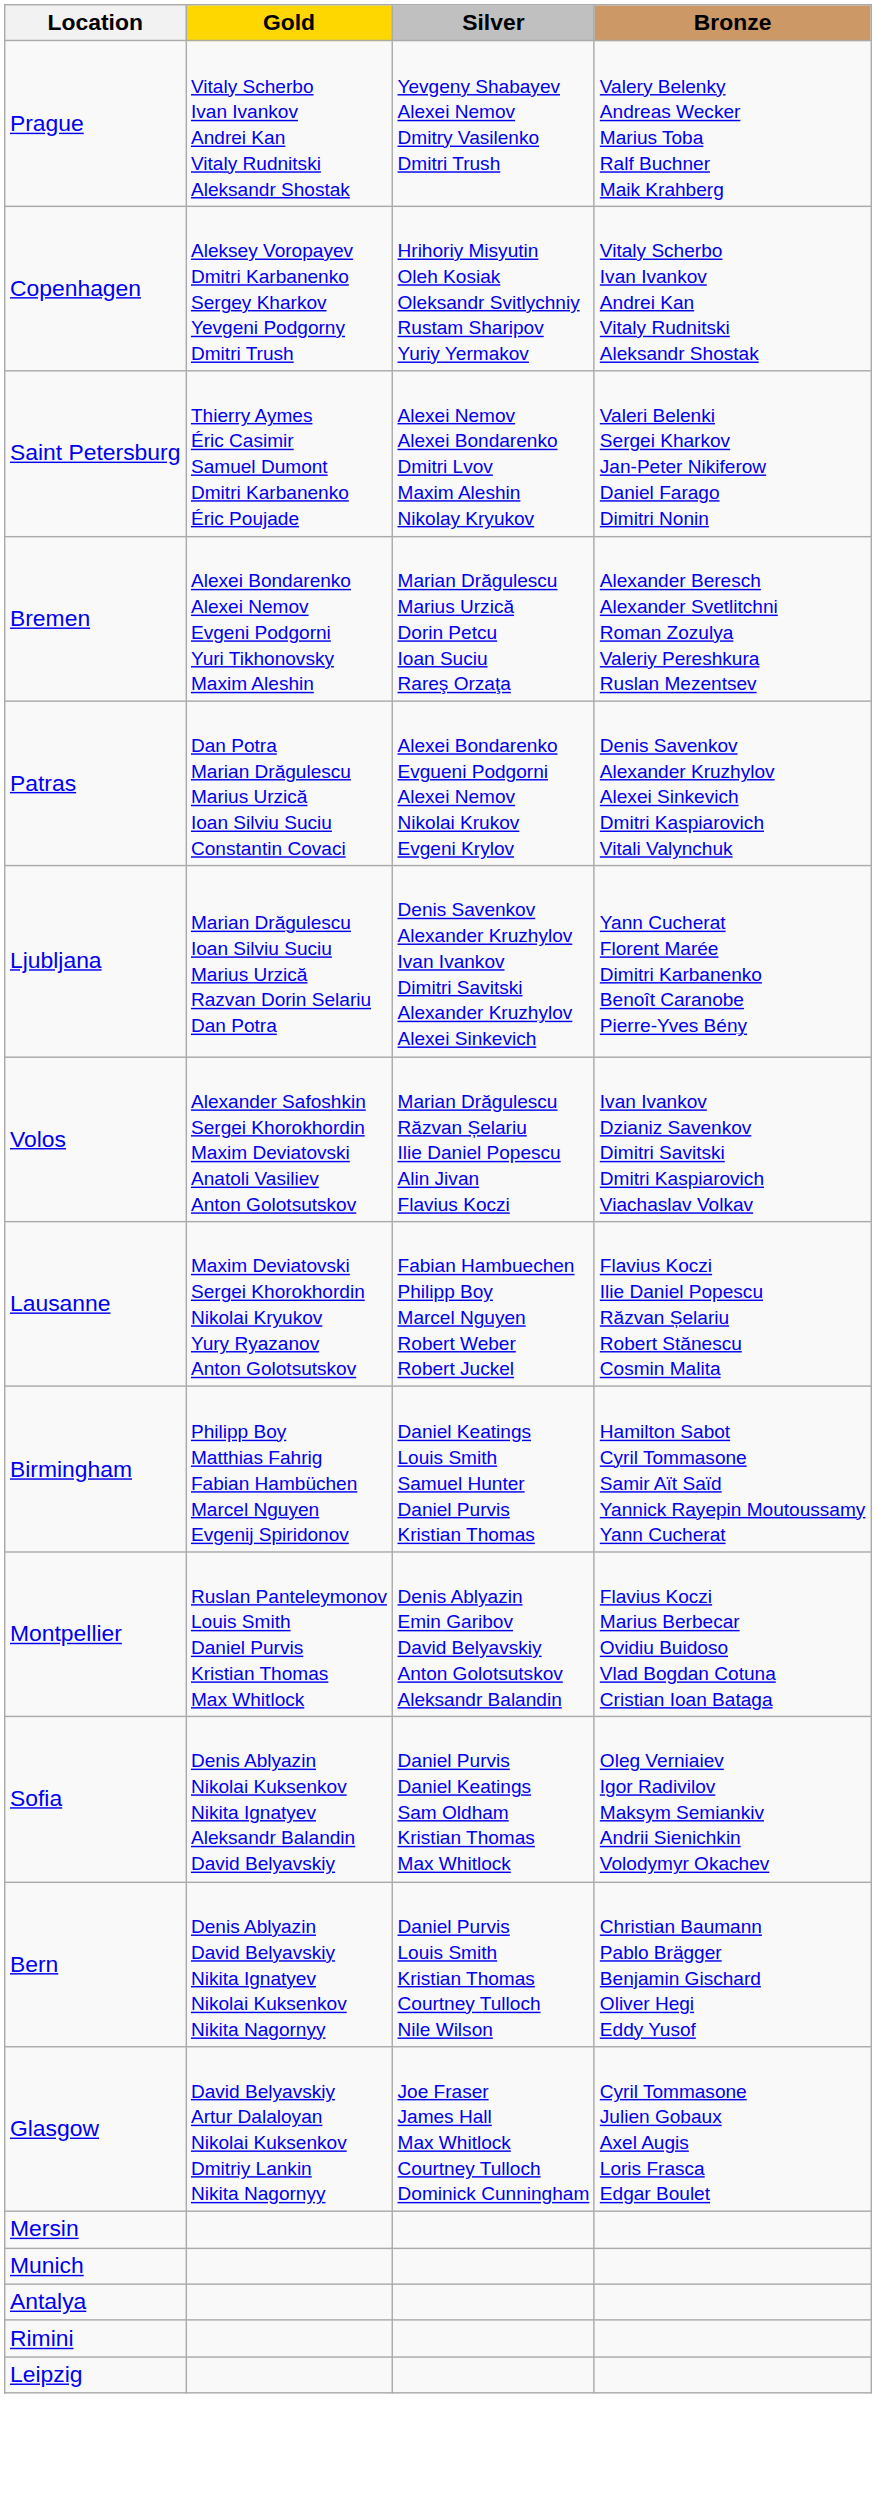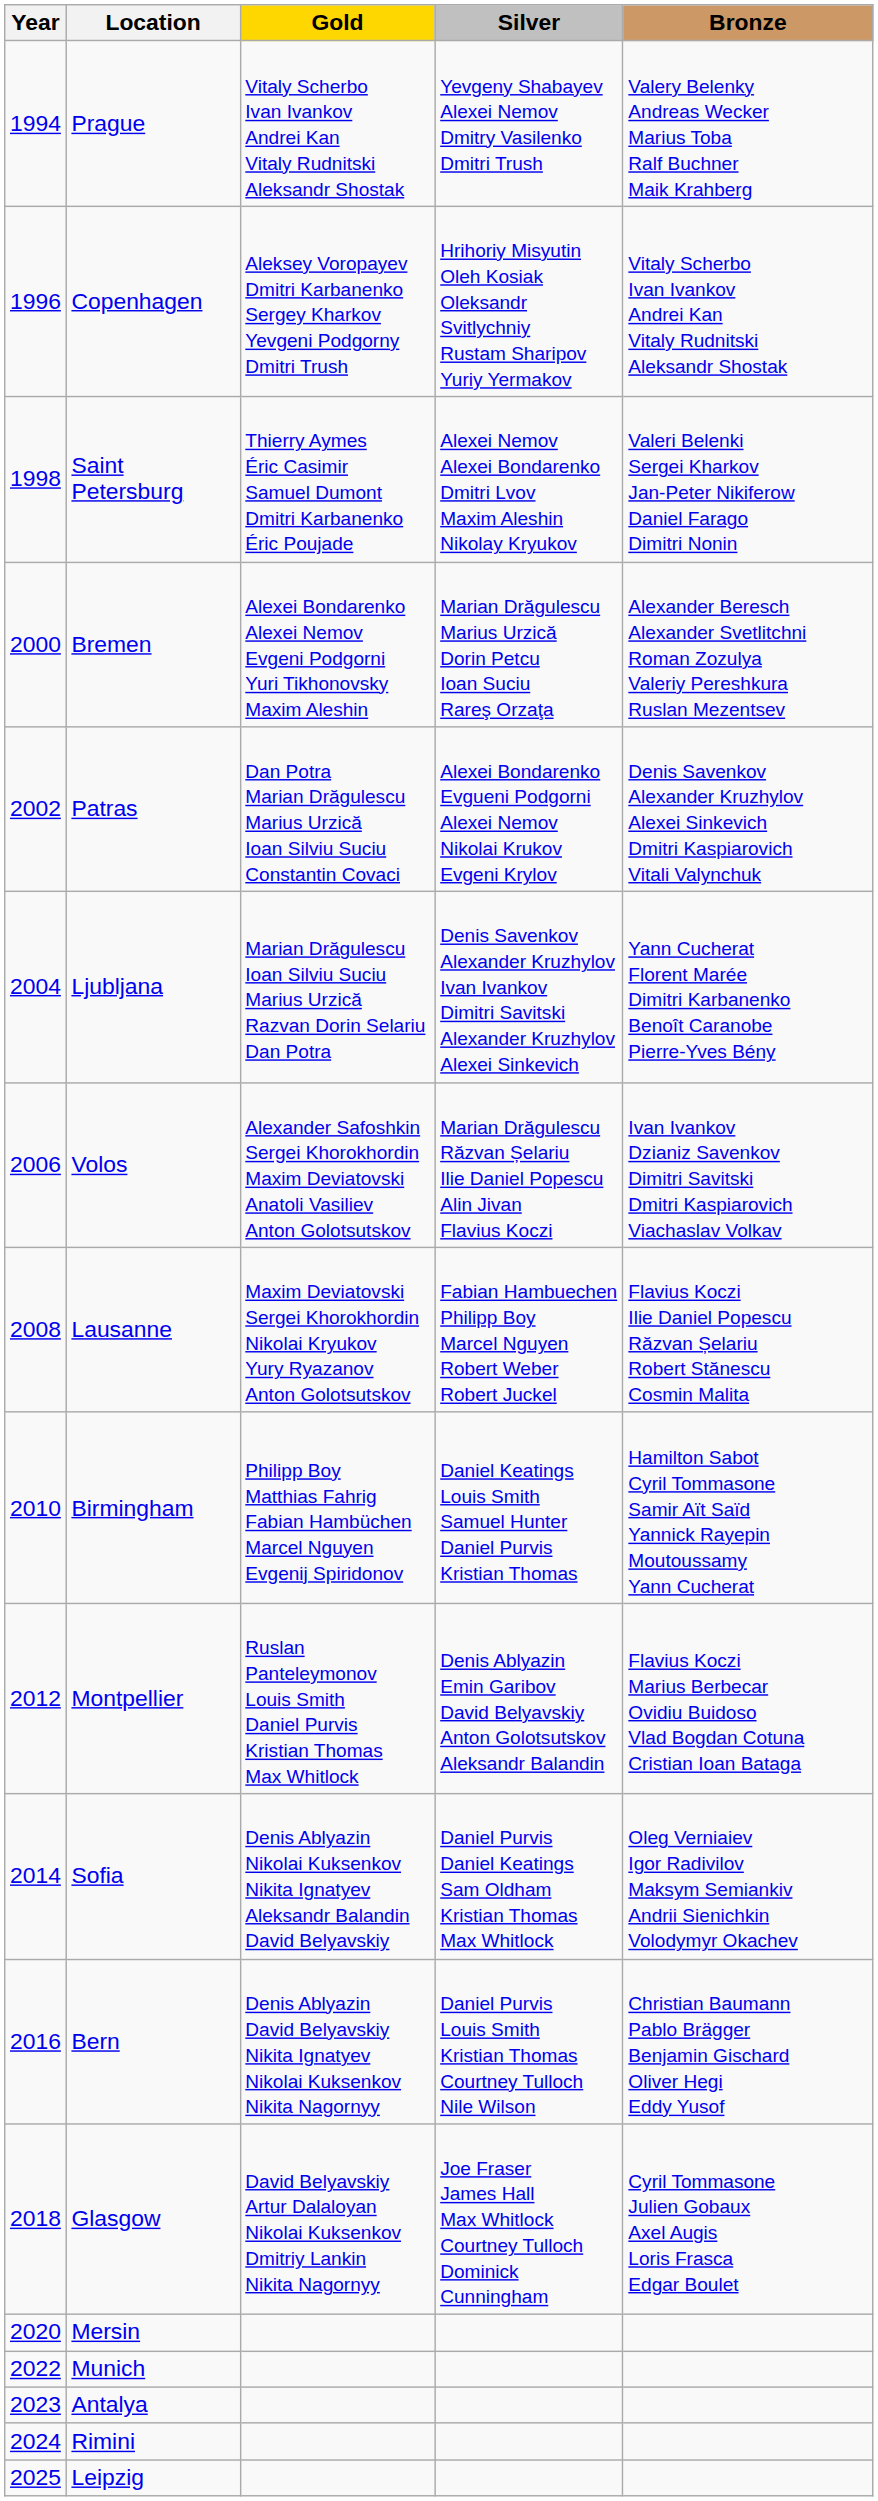+ column: (35, 22)
